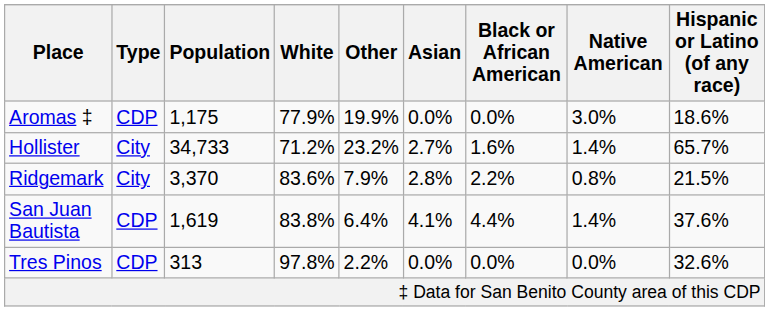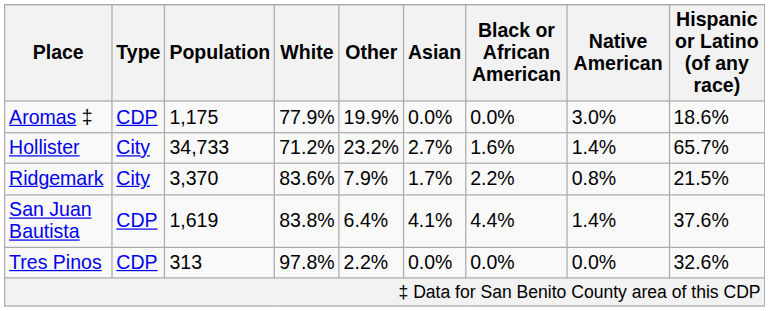(430, 178) 2.8% -> (430, 178) 1.7%
